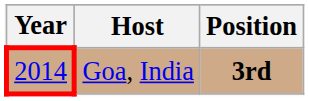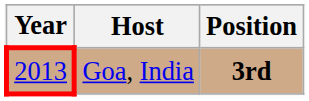(41, 70) 2014 -> (41, 70) 2013
